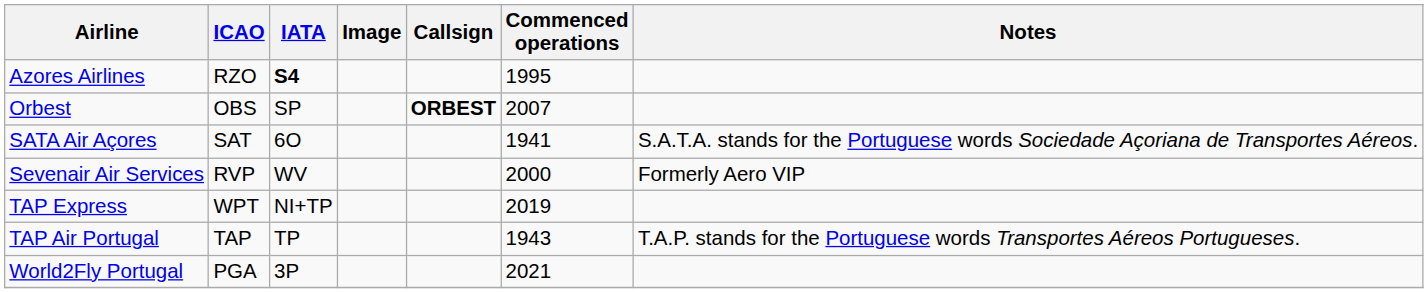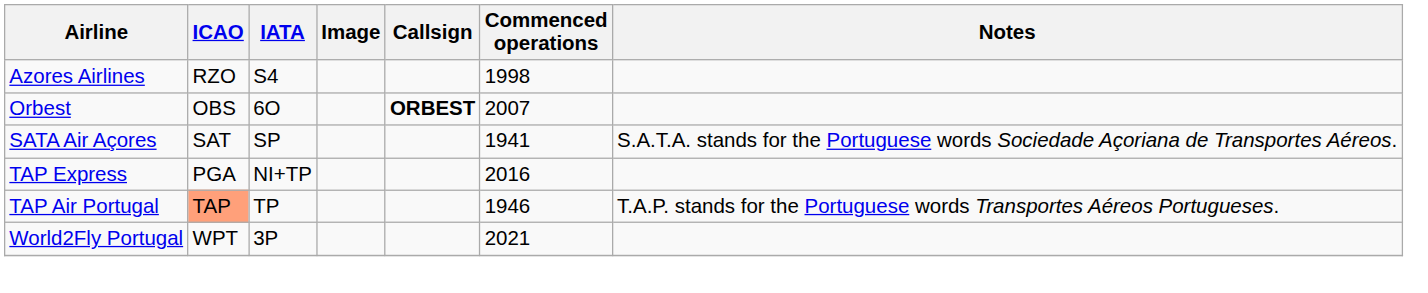(287, 76) bold -> (266, 76) normal
(528, 76) 1995 -> (507, 76) 1998
(288, 108) SP -> (267, 108) 6O
(288, 141) 6O -> (267, 141) SP
- row: (107, 173)
(236, 206) WPT -> (214, 173) PGA
(528, 206) 2019 -> (507, 173) 2016
(233, 238) no background -> (212, 206) lightsalmon background
(528, 238) 1943 -> (507, 206) 1946
(235, 271) PGA -> (215, 238) WPT
